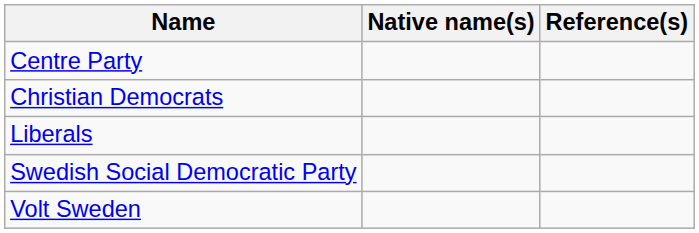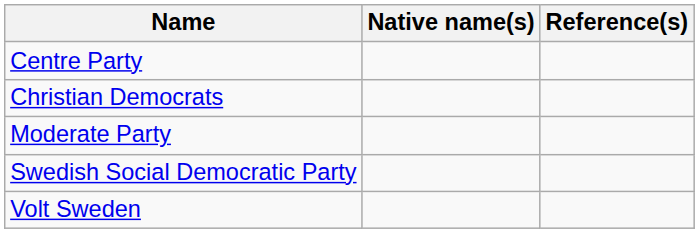- row: (51, 135)
+ row: (91, 135)
